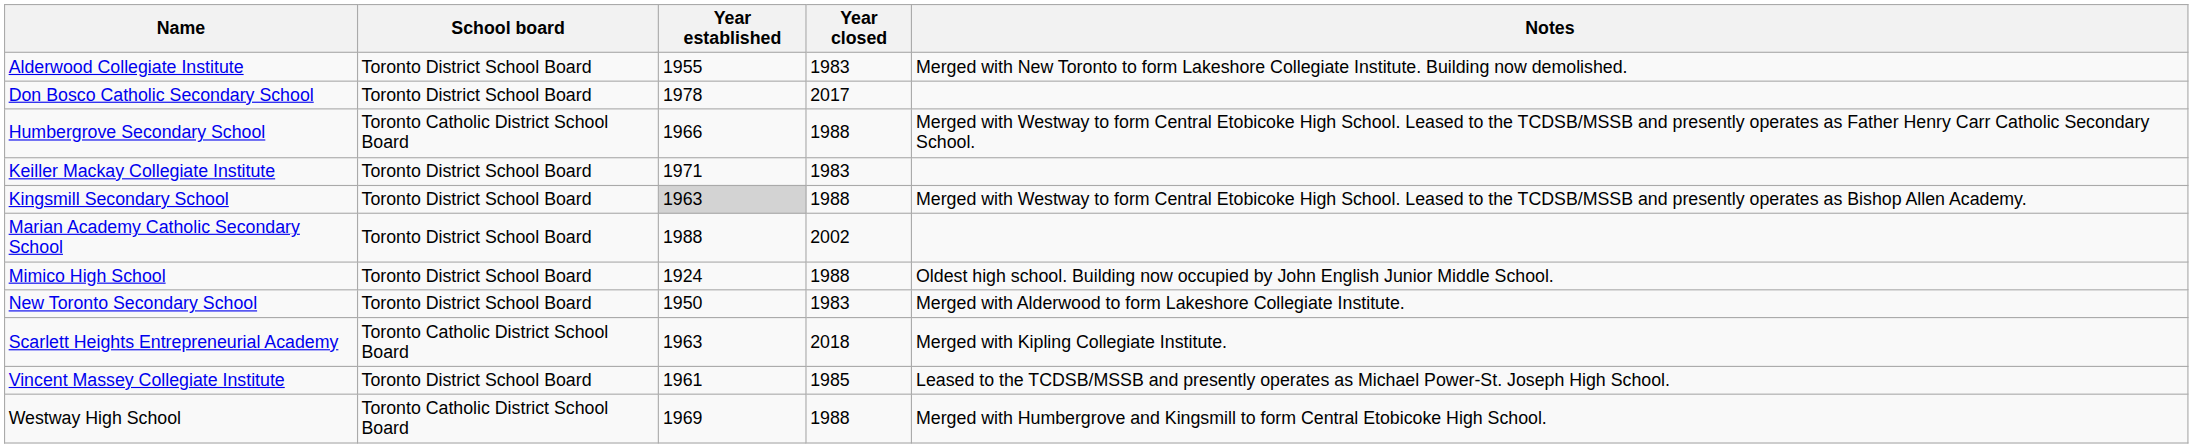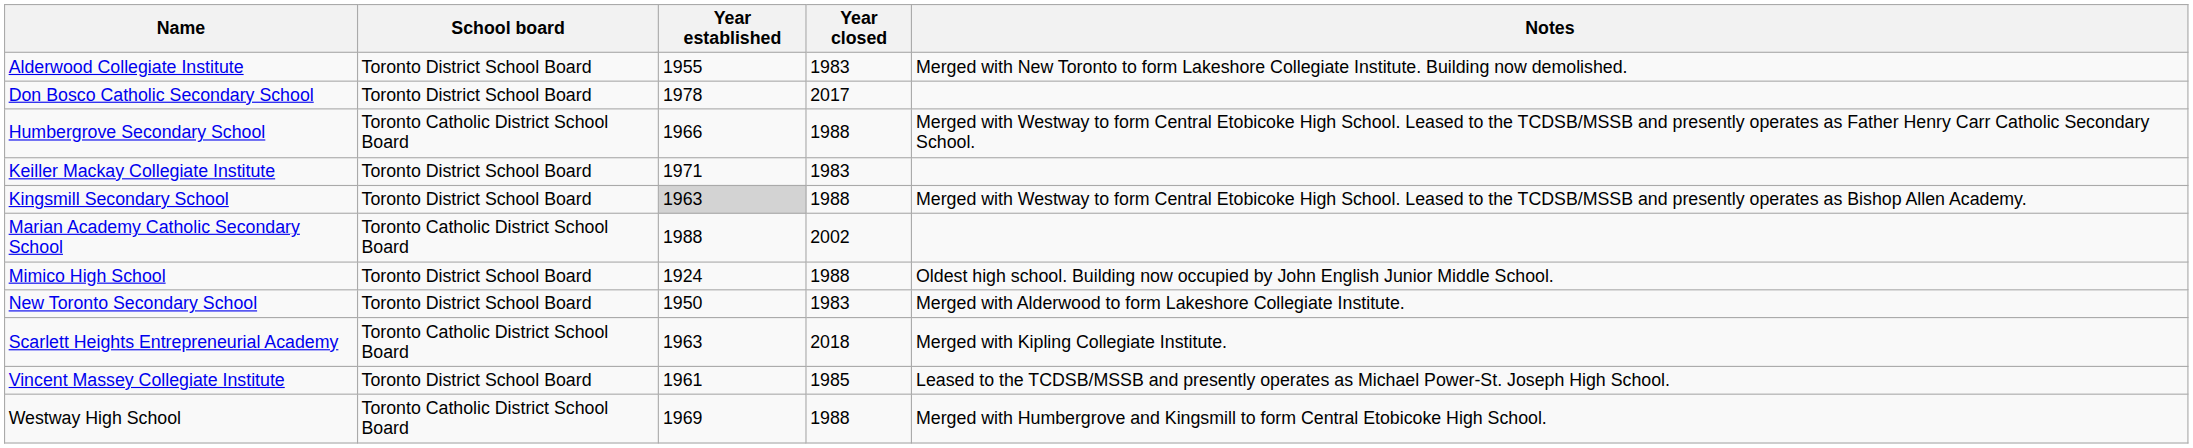(477, 237) Toronto District School Board -> (485, 237) Toronto Catholic District School Board
